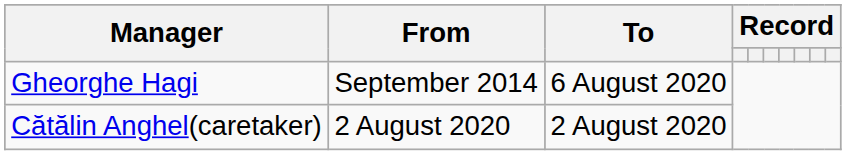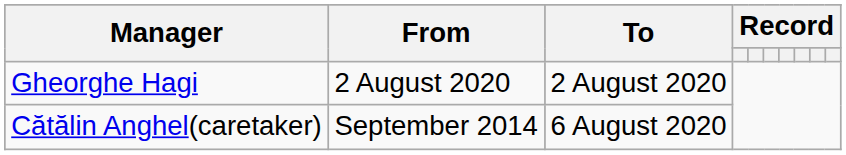(436, 82) September 2014 -> (422, 82) 2 August 2020
(639, 82) 6 August 2020 -> (639, 82) 2 August 2020
(422, 126) 2 August 2020 -> (436, 126) September 2014
(639, 126) 2 August 2020 -> (639, 126) 6 August 2020
